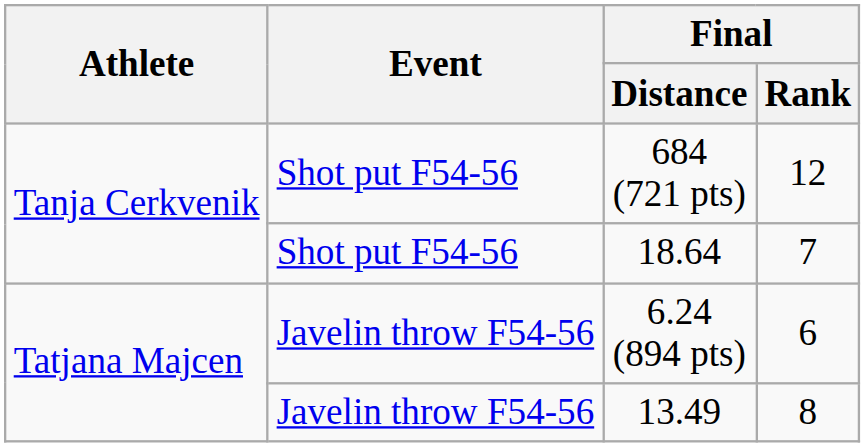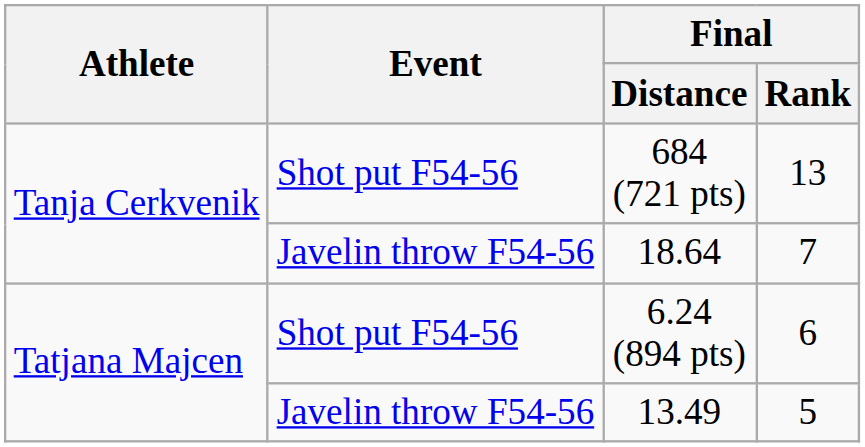(808, 172) 12 -> (808, 172) 13
(397, 252) Shot put F54-56 -> (435, 252) Javelin throw F54-56
(435, 332) Javelin throw F54-56 -> (397, 332) Shot put F54-56
(808, 411) 8 -> (808, 411) 5
